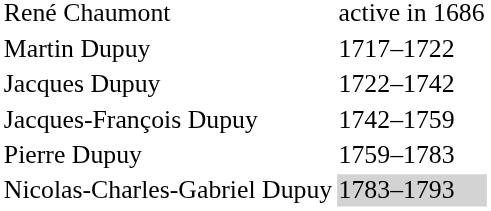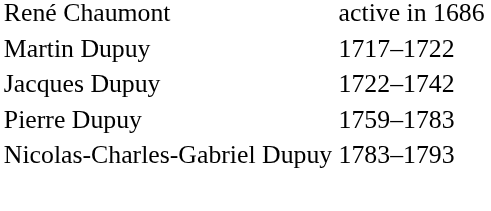- row: (131, 119)
(397, 190) lightgrey background -> (397, 154) no background
